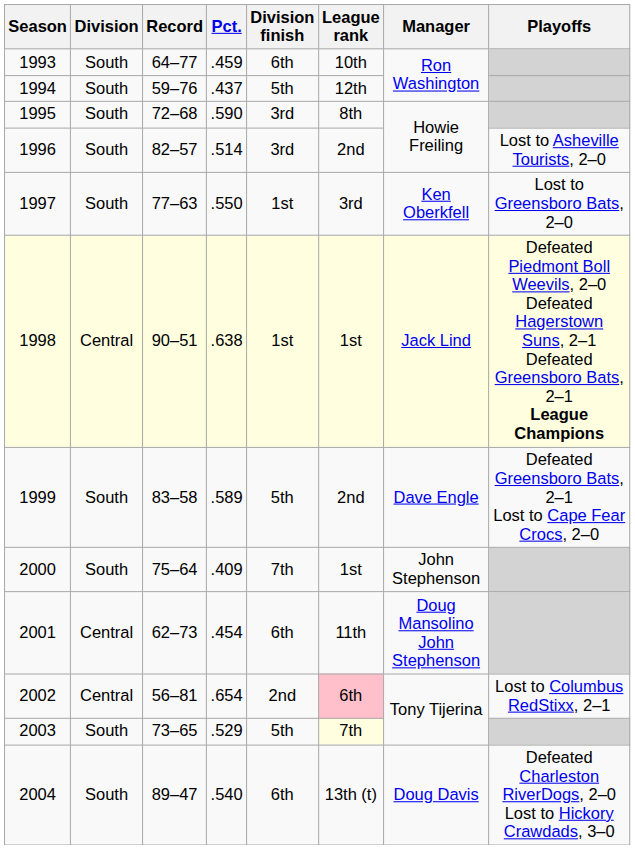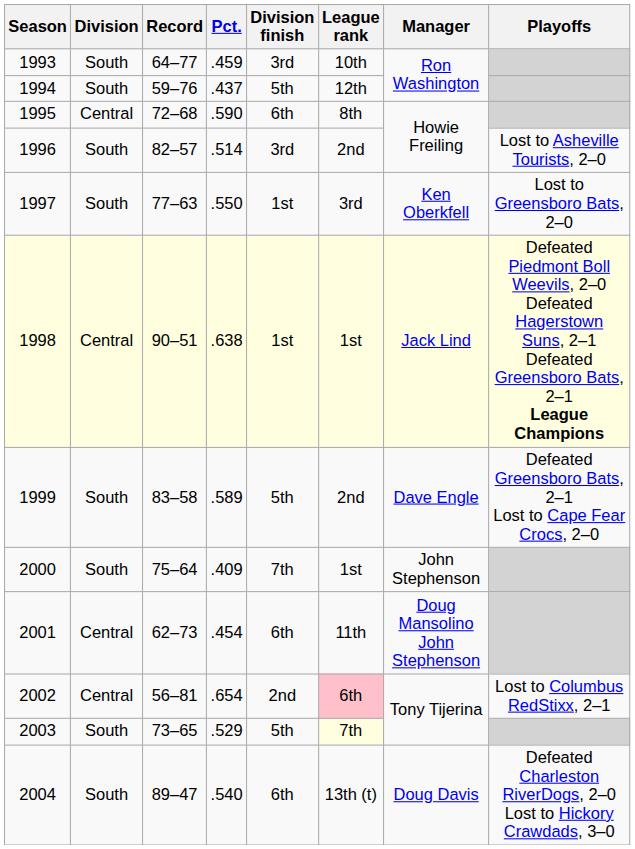(282, 62) 6th -> (282, 62) 3rd
(107, 114) South -> (107, 114) Central
(282, 114) 3rd -> (282, 114) 6th
